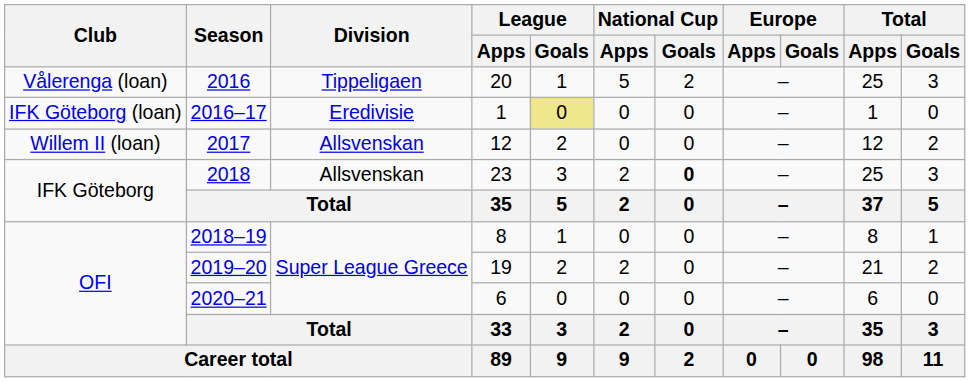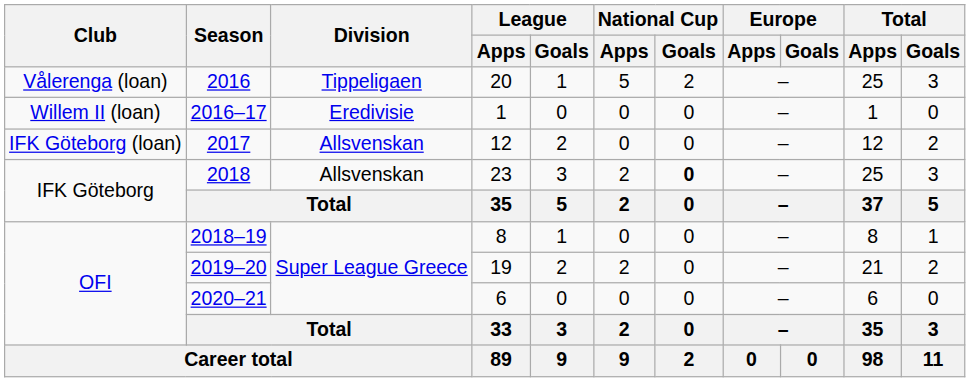(95, 112) IFK Göteborg (loan) -> (95, 112) Willem II (loan)
(562, 112) khaki background -> (562, 112) no background
(95, 143) Willem II (loan) -> (95, 143) IFK Göteborg (loan)
